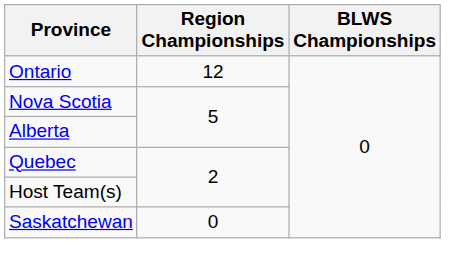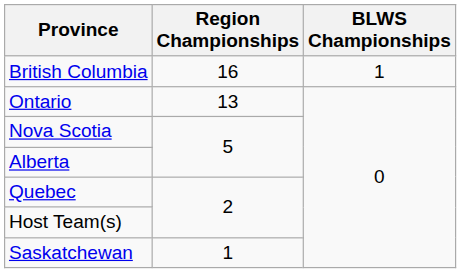+ row: (78, 71)
(213, 71) 12 -> (228, 101) 13
(213, 222) 0 -> (228, 252) 1
